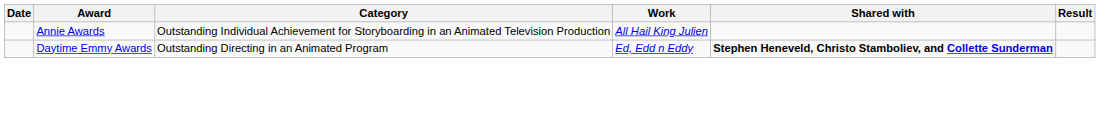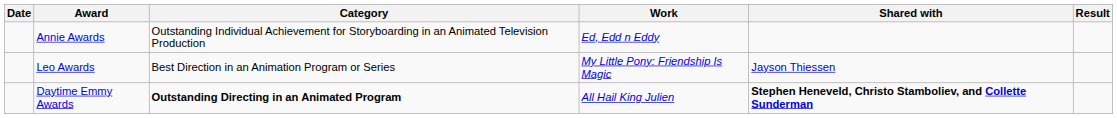(662, 31) All Hail King Julien -> (620, 37) Ed, Edd n Eddy
+ row: (66, 67)
(273, 48) normal -> (276, 98) bold
(654, 48) Ed, Edd n Eddy -> (628, 98) All Hail King Julien
